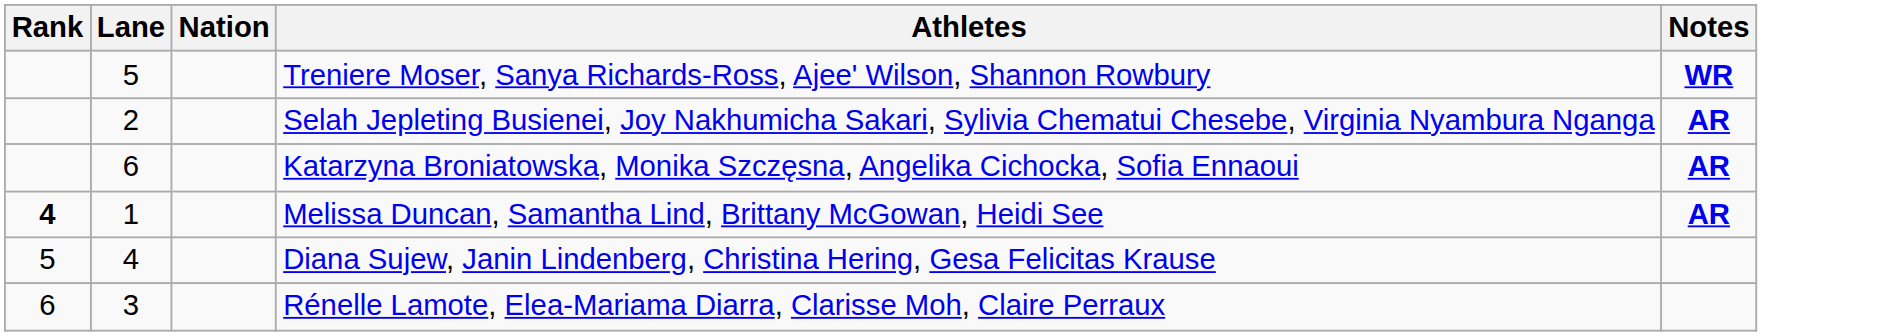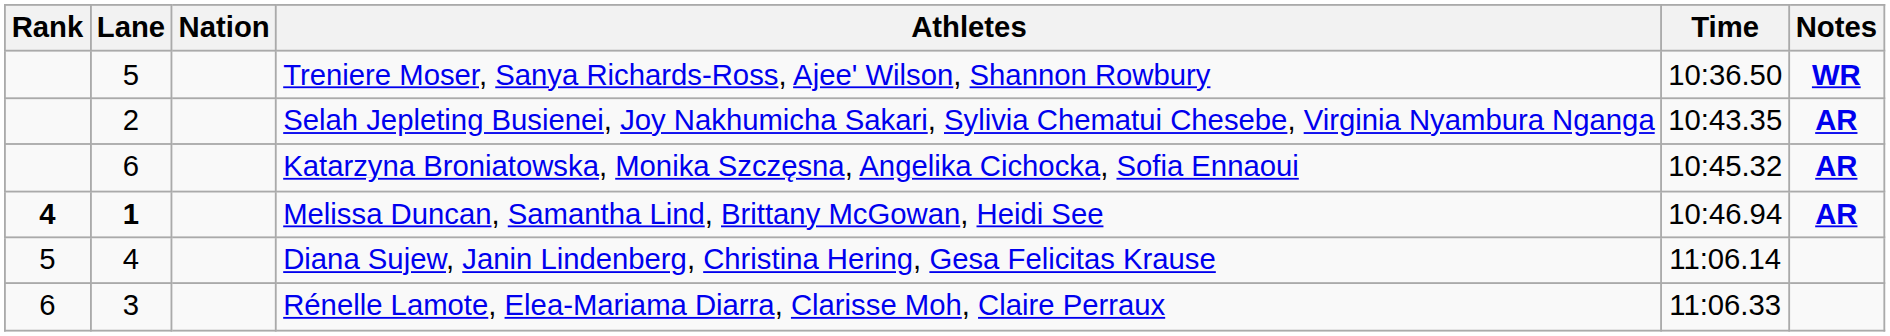+ column: (1725, 27)
(131, 213) normal -> (131, 213) bold
